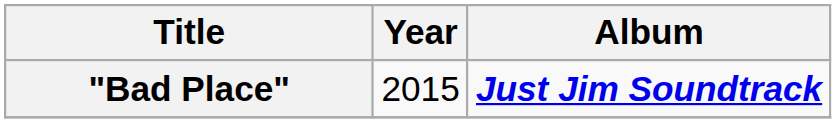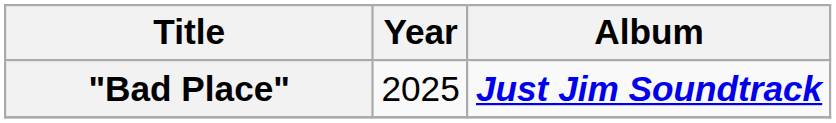(421, 88) 2015 -> (421, 88) 2025
